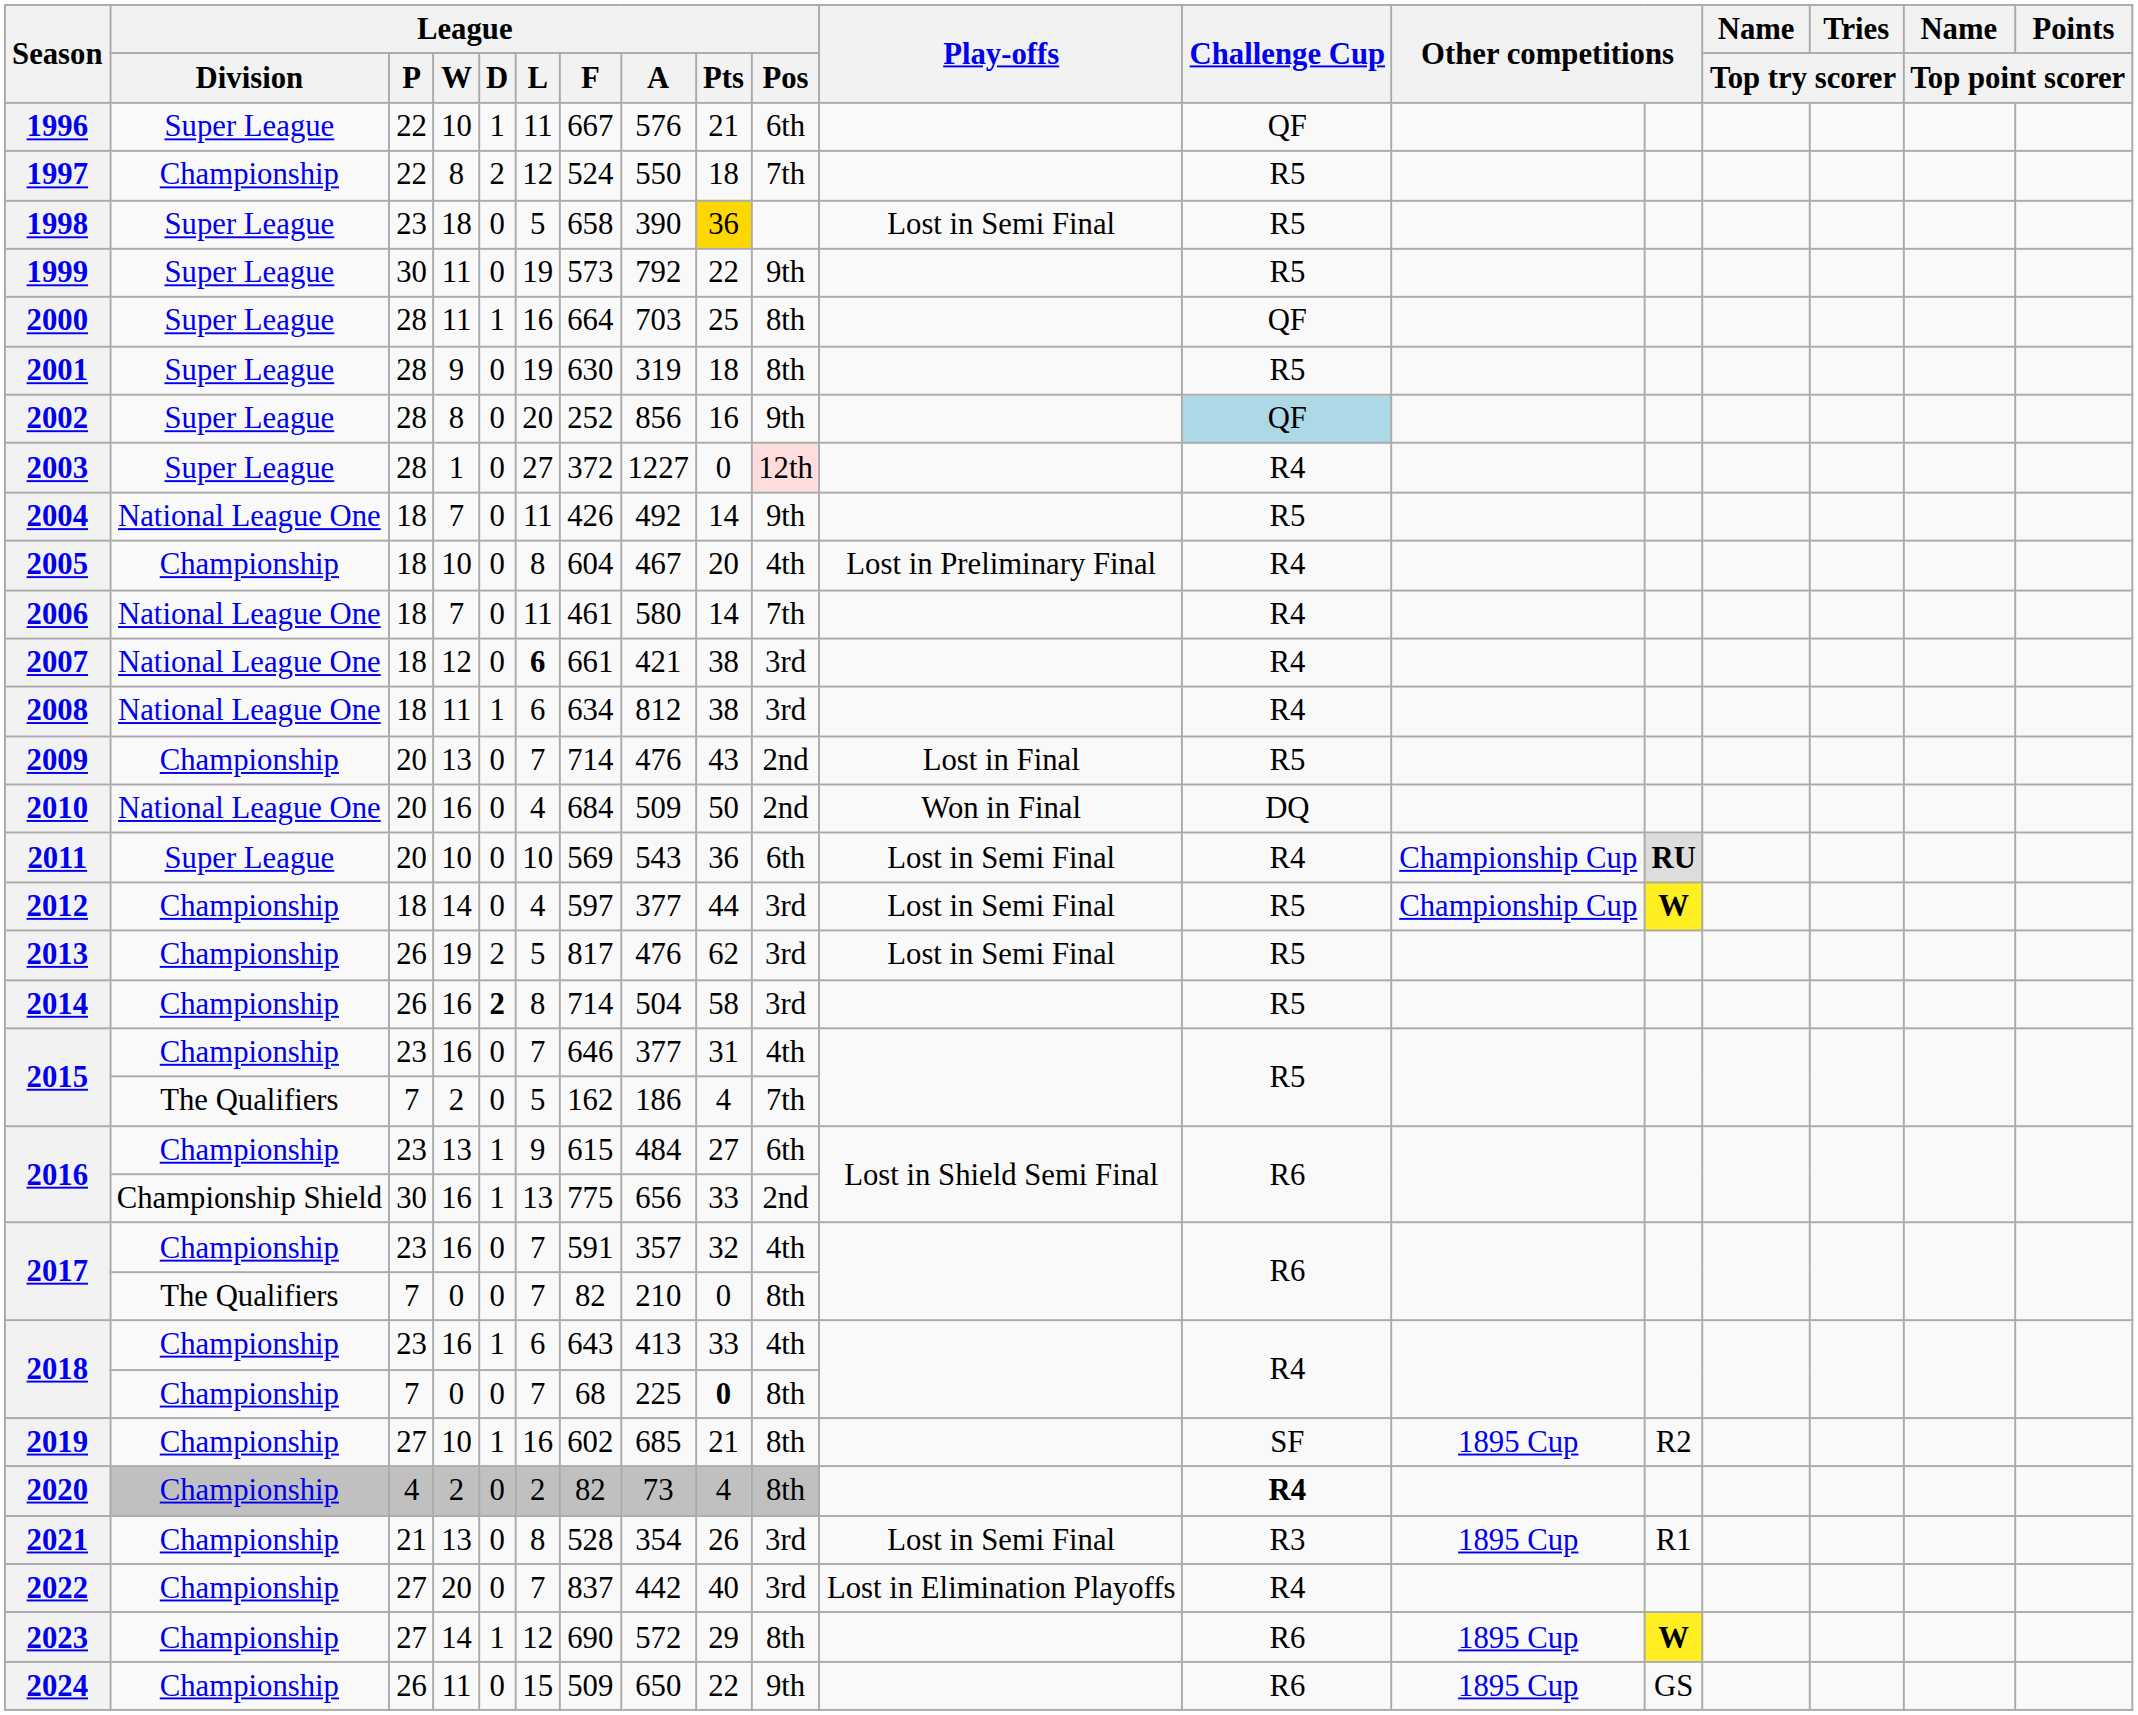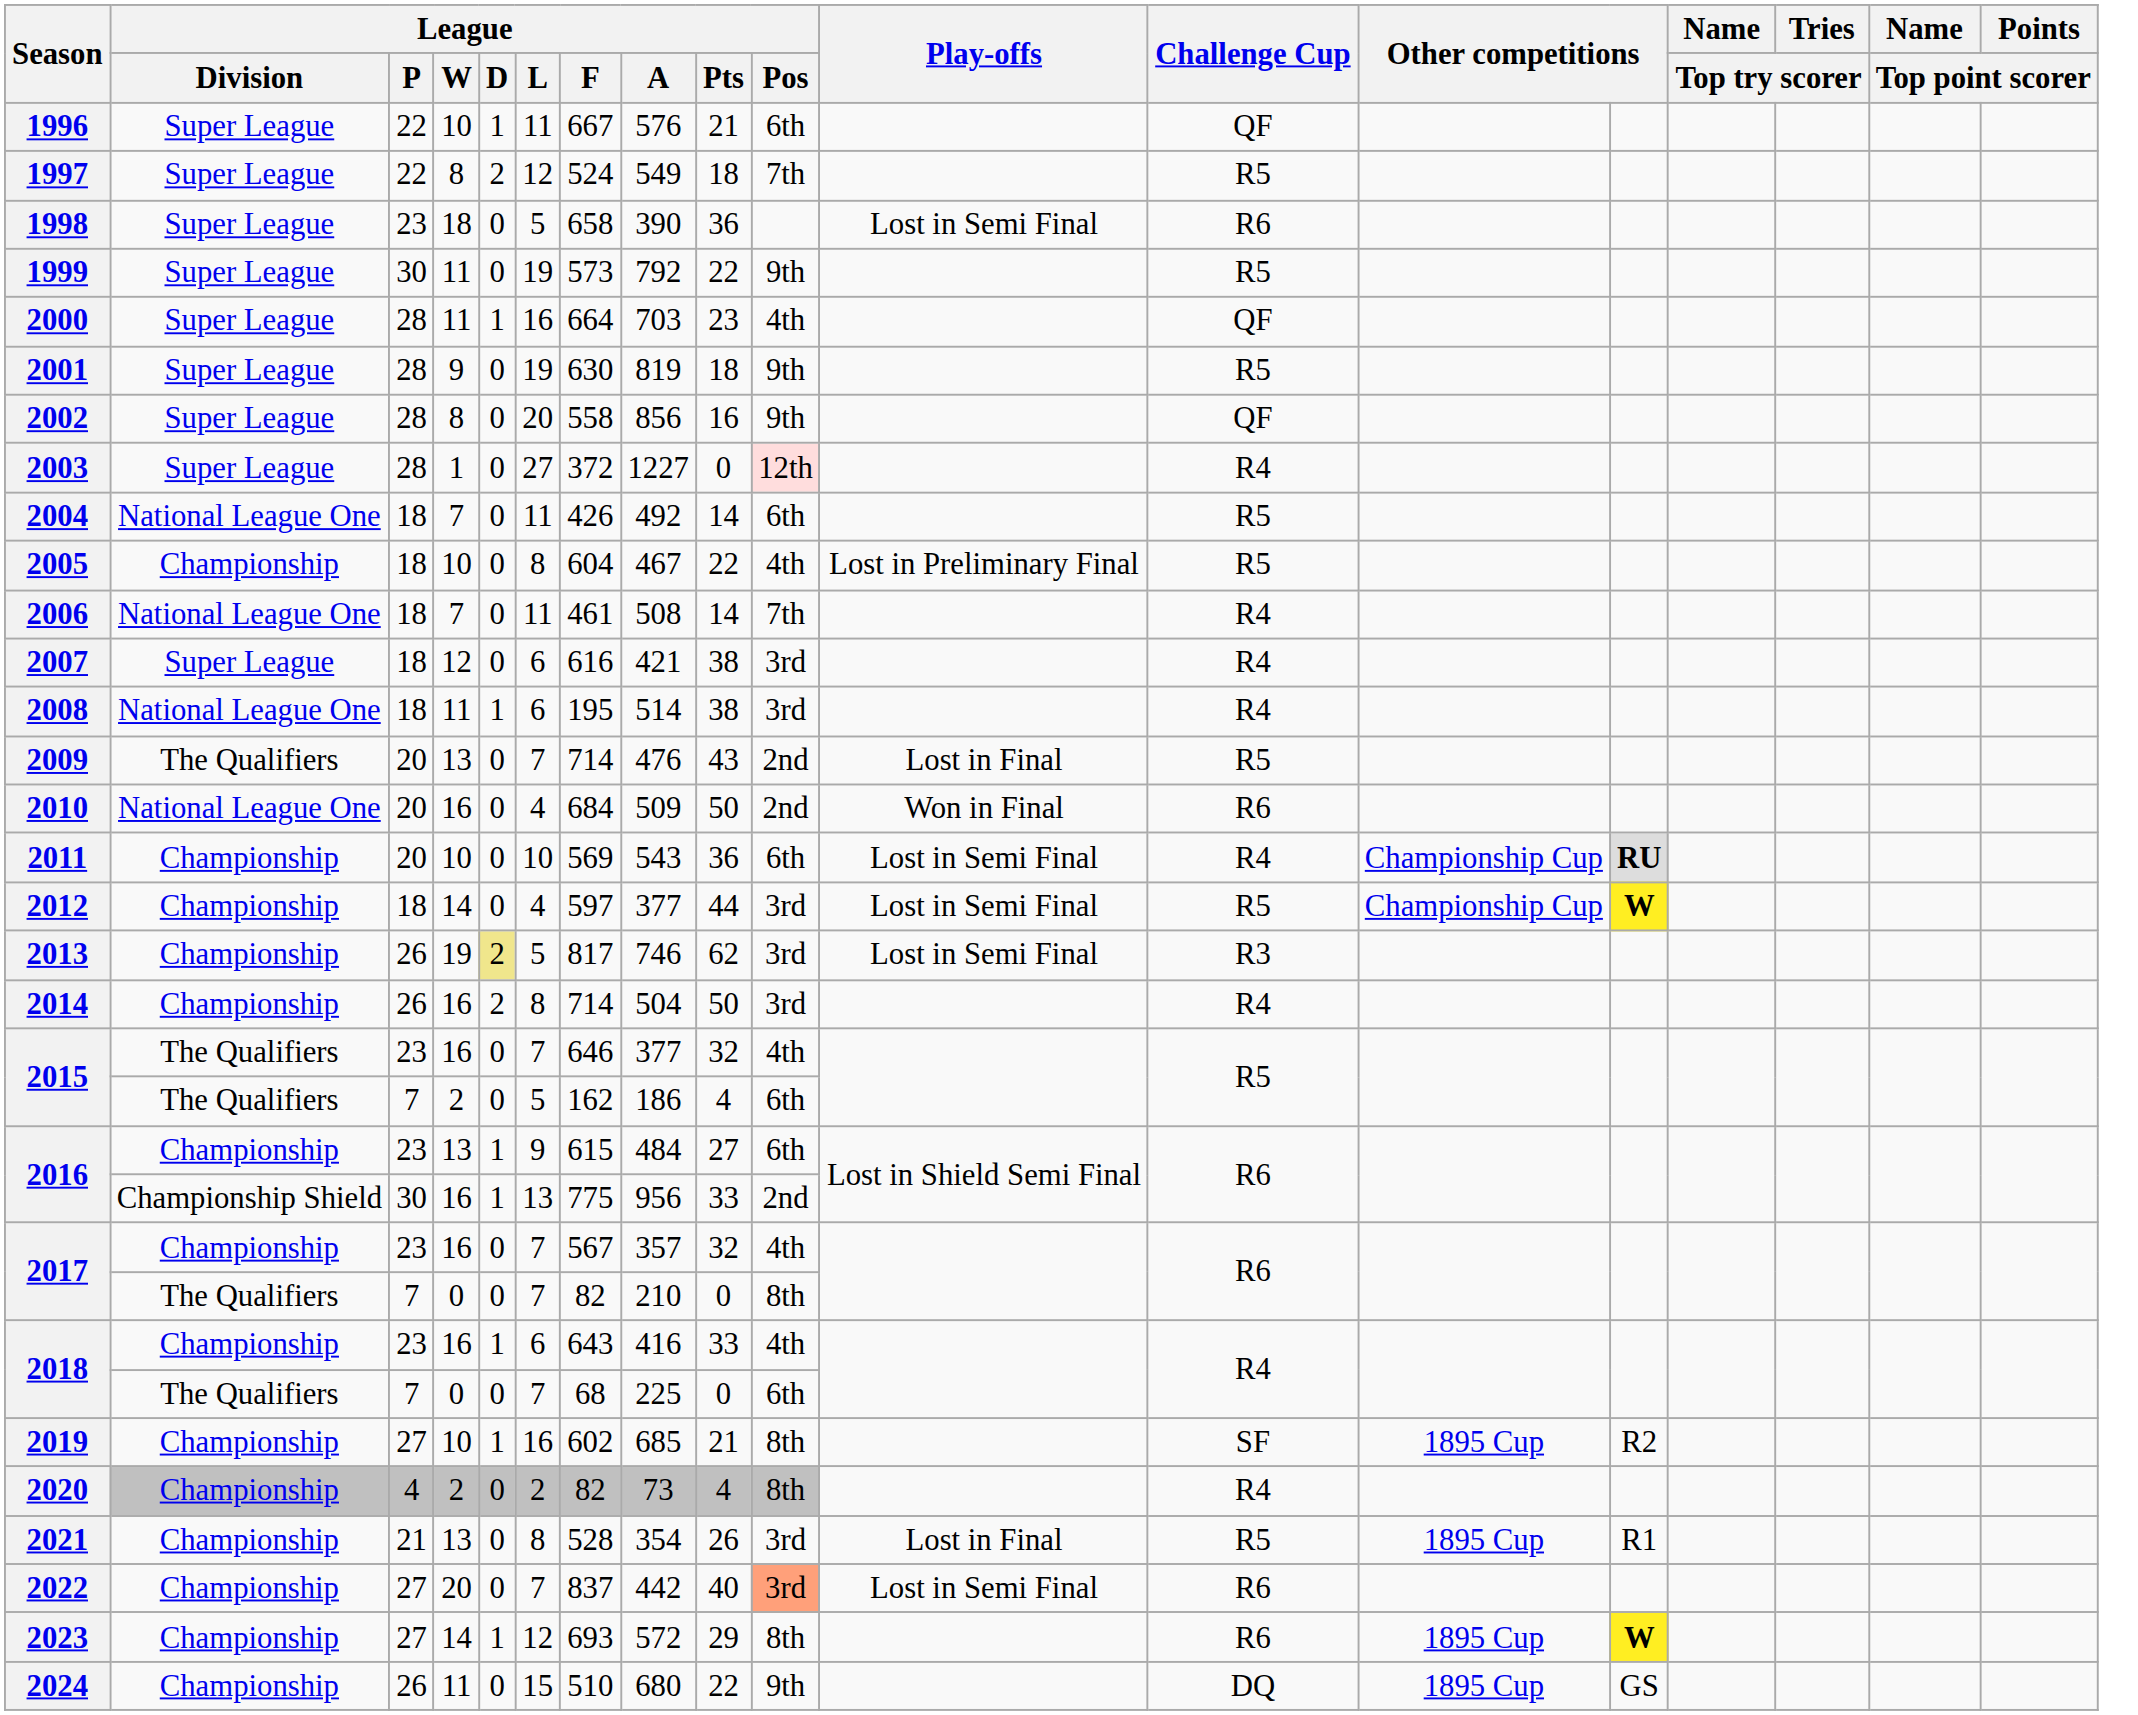(249, 175) Championship -> (249, 175) Super League
(658, 175) 550 -> (658, 175) 549
(724, 223) gold background -> (724, 223) no background
(1287, 223) R5 -> (1253, 223) R6
(724, 321) 25 -> (724, 321) 23
(786, 321) 8th -> (786, 321) 4th
(658, 369) 319 -> (658, 369) 819
(786, 369) 8th -> (786, 369) 9th
(590, 418) 252 -> (590, 418) 558
(1287, 418) lightblue background -> (1253, 418) no background
(786, 516) 9th -> (786, 516) 6th
(724, 564) 20 -> (724, 564) 22
(1287, 564) R4 -> (1253, 564) R5
(658, 613) 580 -> (658, 613) 508
(249, 662) National League One -> (249, 662) Super League
(538, 662) bold -> (538, 662) normal
(590, 662) 661 -> (590, 662) 616
(590, 710) 634 -> (590, 710) 195
(658, 710) 812 -> (658, 710) 514
(249, 759) Championship -> (249, 759) The Qualifiers
(1287, 808) DQ -> (1253, 808) R6
(249, 857) Super League -> (249, 857) Championship
(497, 954) no background -> (497, 954) khaki background
(658, 954) 476 -> (658, 954) 746
(1287, 954) R5 -> (1253, 954) R3
(497, 1003) bold -> (497, 1003) normal
(724, 1003) 58 -> (724, 1003) 50
(1287, 1003) R5 -> (1253, 1003) R4
(249, 1051) Championship -> (249, 1051) The Qualifiers
(724, 1051) 31 -> (724, 1051) 32
(786, 1100) 7th -> (786, 1100) 6th
(658, 1198) 656 -> (658, 1198) 956
(590, 1246) 591 -> (590, 1246) 567
(658, 1344) 413 -> (658, 1344) 416
(249, 1393) Championship -> (249, 1393) The Qualifiers
(724, 1393) bold -> (724, 1393) normal
(786, 1393) 8th -> (786, 1393) 6th
(1287, 1490) bold -> (1253, 1490) normal
(1001, 1539) Lost in Semi Final -> (984, 1539) Lost in Final
(1287, 1539) R3 -> (1253, 1539) R5
(786, 1587) no background -> (786, 1587) lightsalmon background
(1001, 1587) Lost in Elimination Playoffs -> (984, 1587) Lost in Semi Final
(1287, 1587) R4 -> (1253, 1587) R6
(590, 1636) 690 -> (590, 1636) 693
(590, 1685) 509 -> (590, 1685) 510
(658, 1685) 650 -> (658, 1685) 680
(1287, 1685) R6 -> (1253, 1685) DQ
